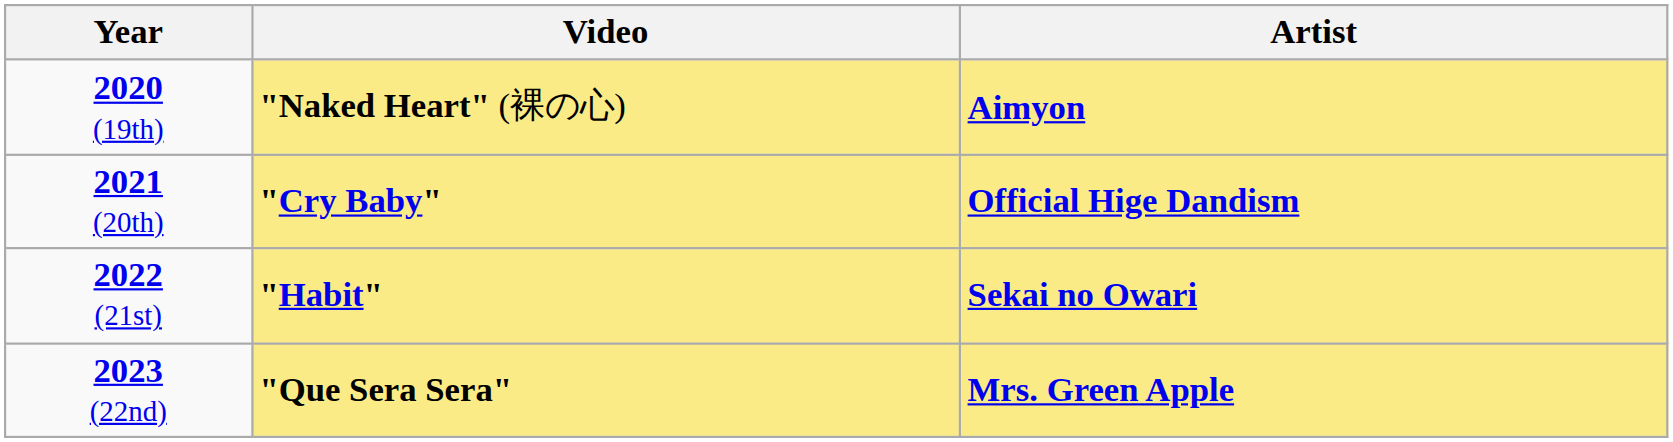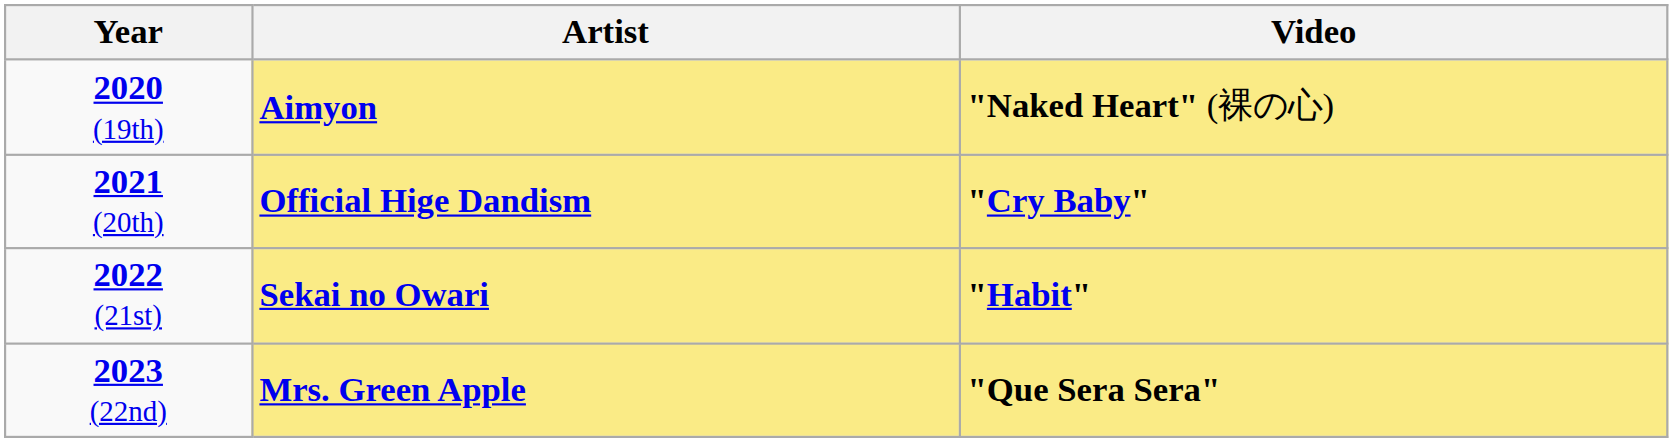columns swapped: (1314, 32) <-> (605, 32)
